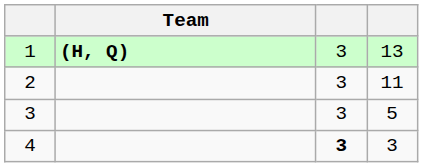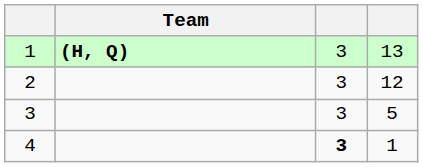(392, 83) 11 -> (392, 83) 12
(392, 146) 3 -> (392, 146) 1
